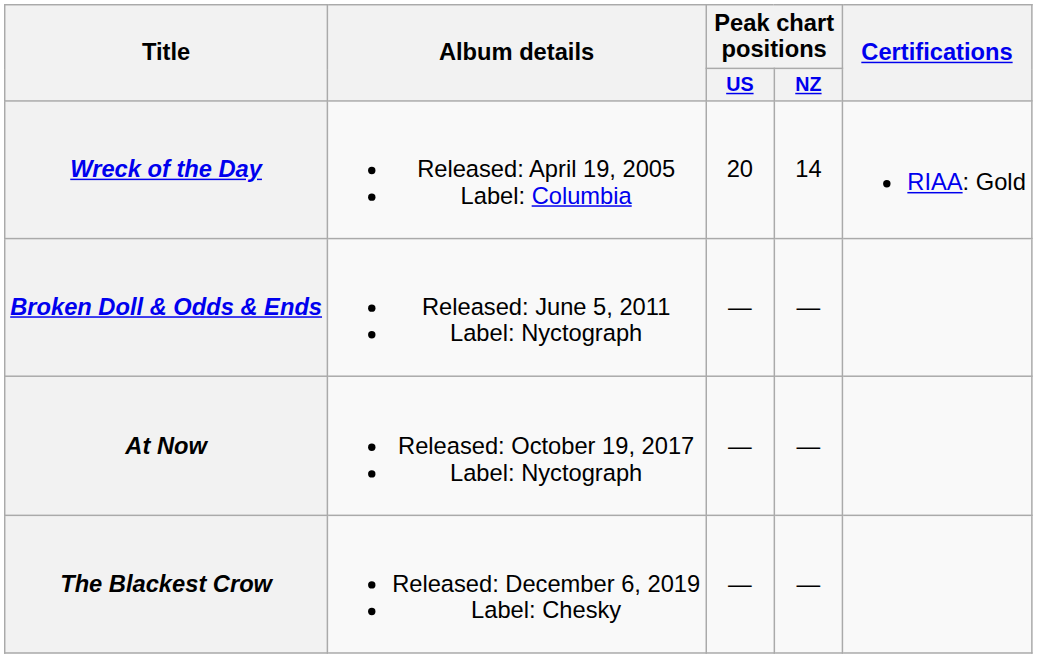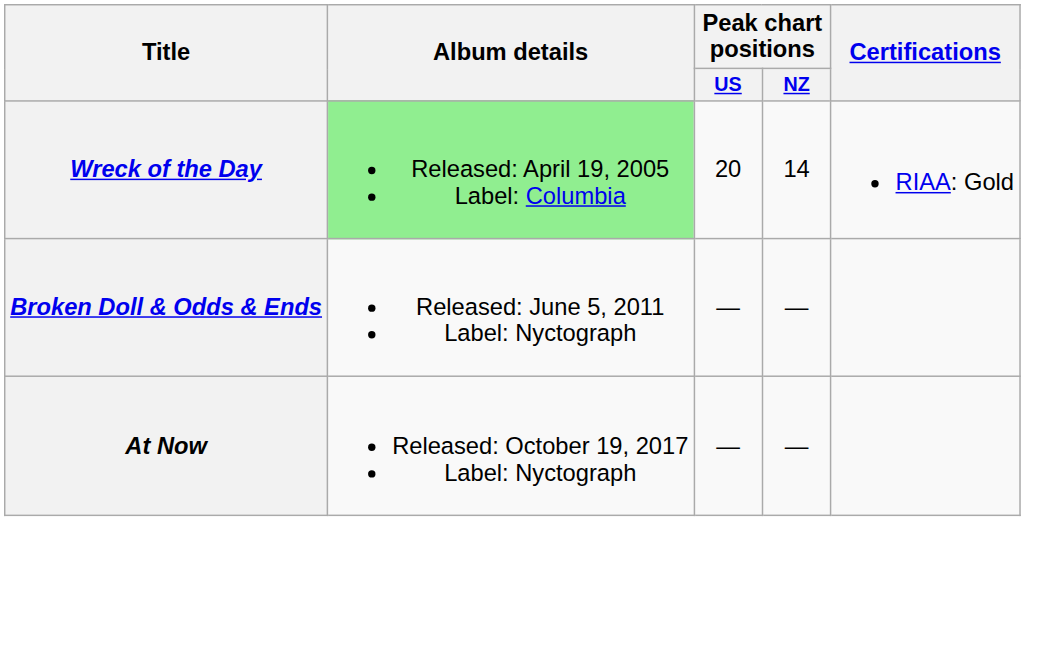(517, 183) no background -> (511, 183) lightgreen background
- row: (166, 583)
